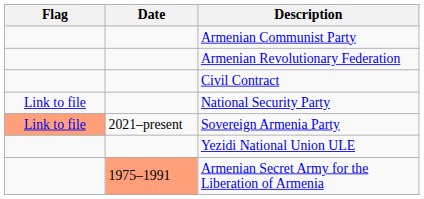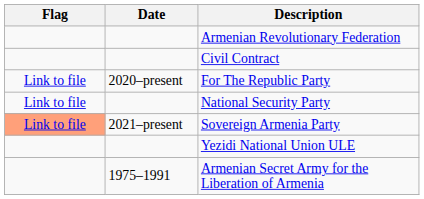- row: (278, 37)
+ row: (266, 80)
(140, 175) lightsalmon background -> (140, 175) no background
